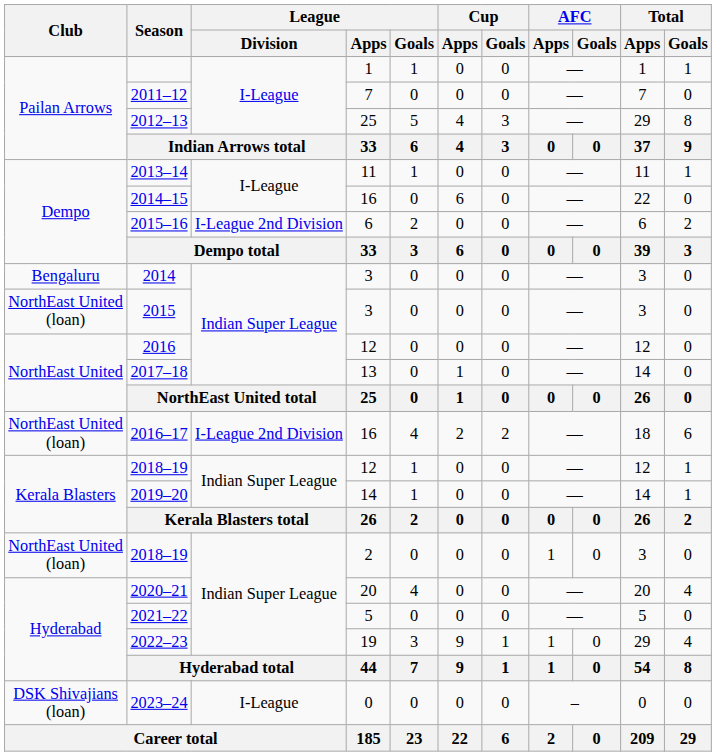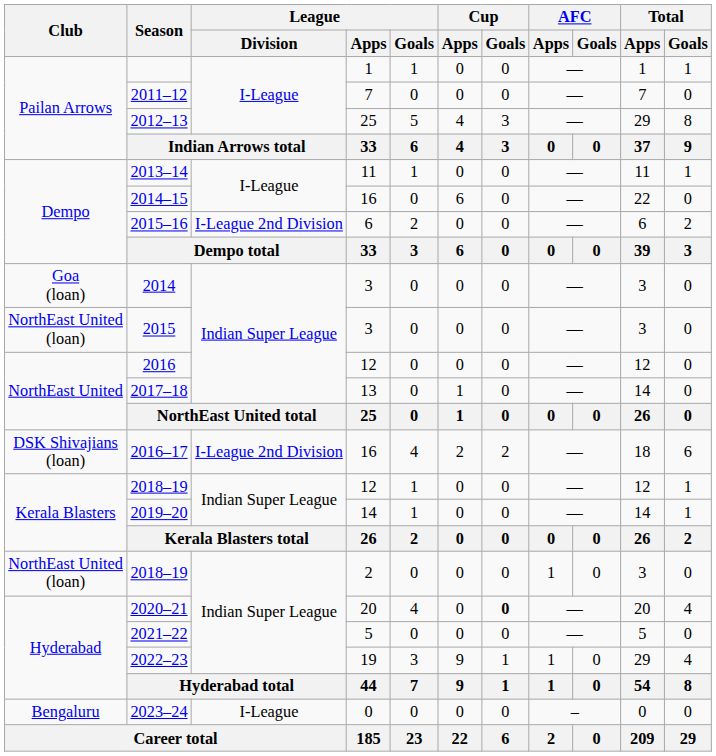(66, 276) Bengaluru -> (66, 285) Goa (loan)
(66, 433) NorthEast United (loan) -> (66, 451) DSK Shivajians (loan)
(505, 590) normal -> (505, 608) bold
(66, 702) DSK Shivajians (loan) -> (66, 712) Bengaluru
